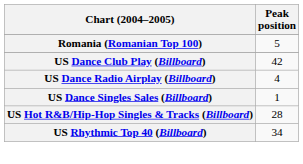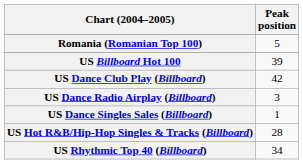+ row: (130, 61)
(277, 79) 4 -> (277, 97) 3
